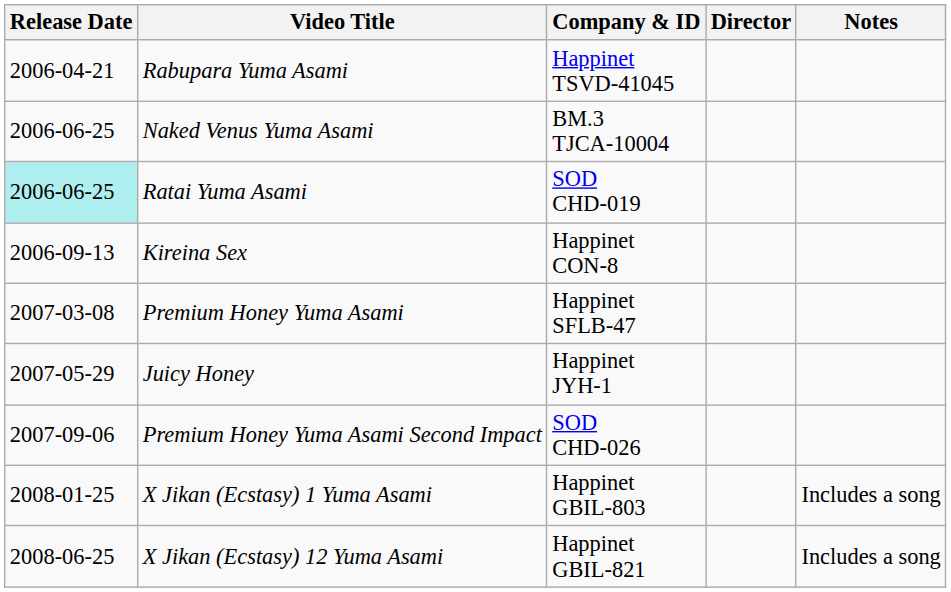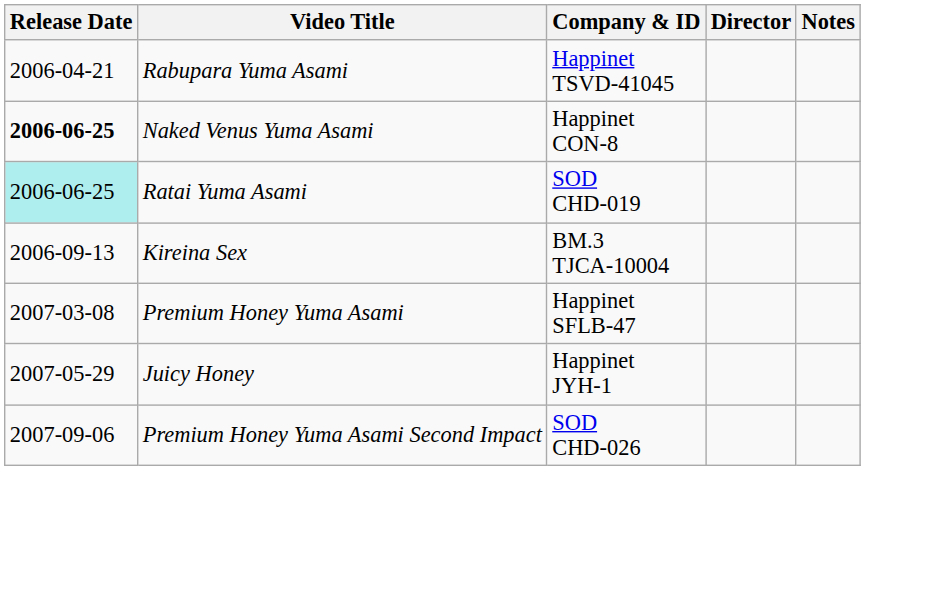(62, 131) normal -> (62, 131) bold
(611, 131) BM.3 TJCA-10004 -> (593, 131) Happinet CON-8
(593, 252) Happinet CON-8 -> (611, 252) BM.3 TJCA-10004
- row: (287, 495)
- row: (293, 556)
